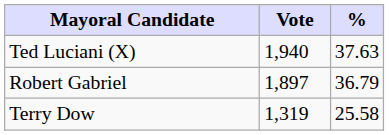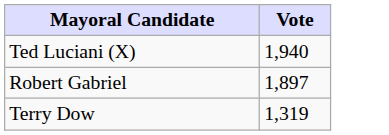- column: (357, 20)
